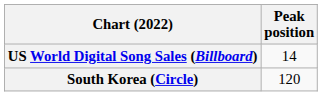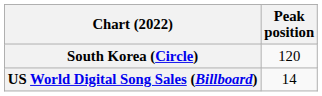rows swapped: (133, 79) <-> (133, 56)
